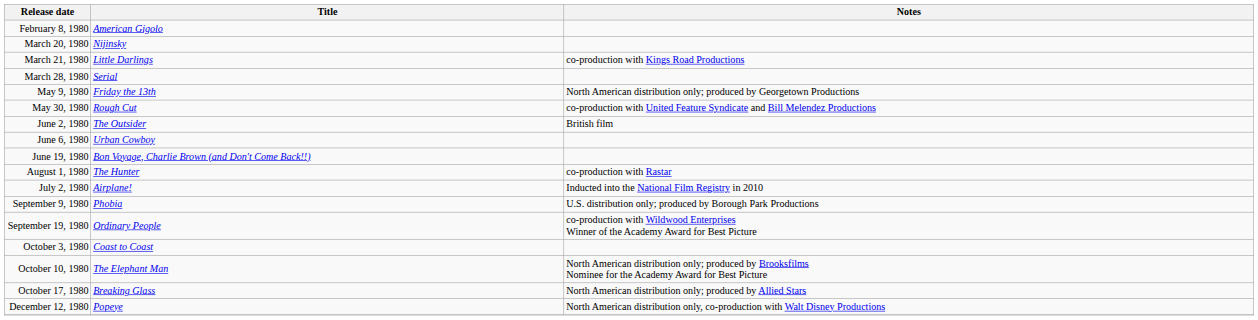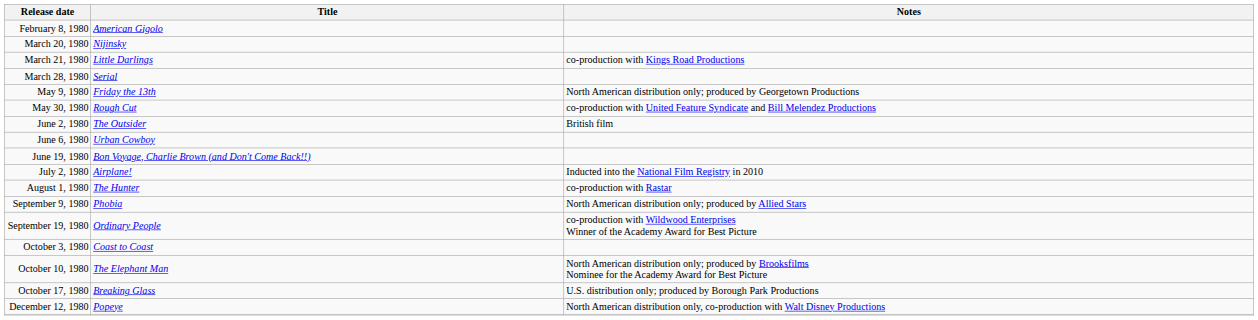rows swapped: (64, 188) <-> (58, 172)
(692, 204) U.S. distribution only; produced by Borough Park Productions -> (686, 204) North American distribution only; produced by Allied Stars
(686, 290) North American distribution only; produced by Allied Stars -> (692, 290) U.S. distribution only; produced by Borough Park Productions
